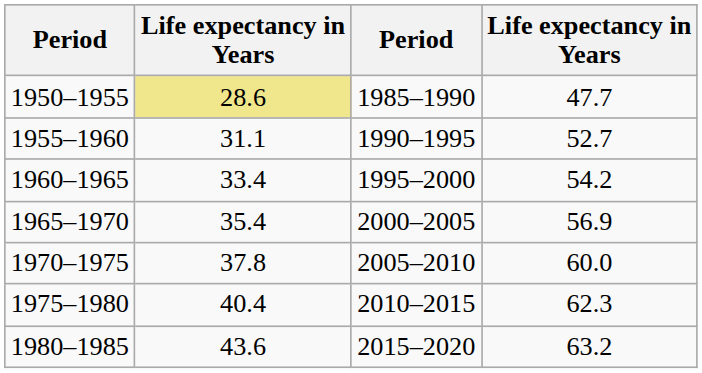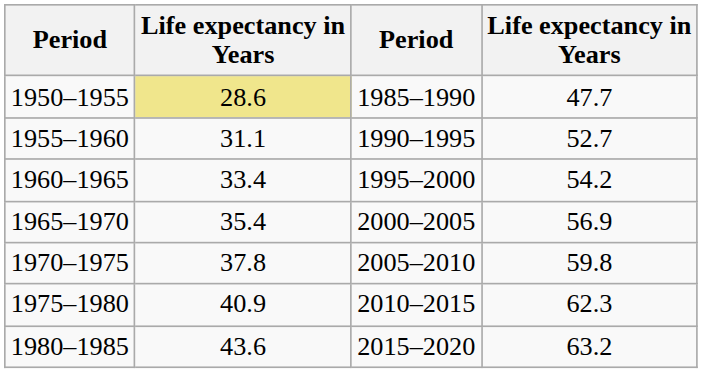(589, 262) 60.0 -> (589, 262) 59.8
(243, 304) 40.4 -> (243, 304) 40.9
